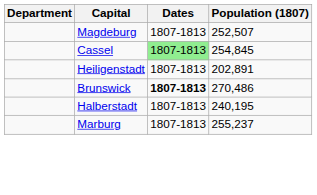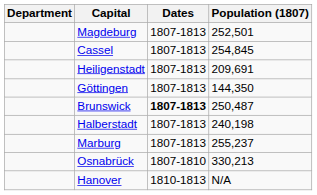(233, 32) 252,507 -> (233, 32) 252,501
(178, 50) lightgreen background -> (178, 50) no background
(233, 69) 202,891 -> (233, 69) 209,691
+ row: (103, 87)
(233, 87) 270,486 -> (233, 106) 250,487
(233, 106) 240,195 -> (233, 124) 240,198
+ row: (106, 161)
+ row: (99, 180)
